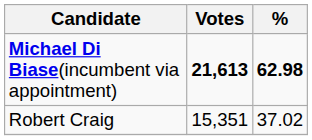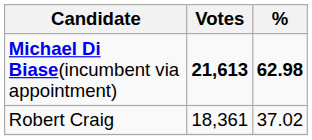(220, 119) 15,351 -> (220, 119) 18,361
